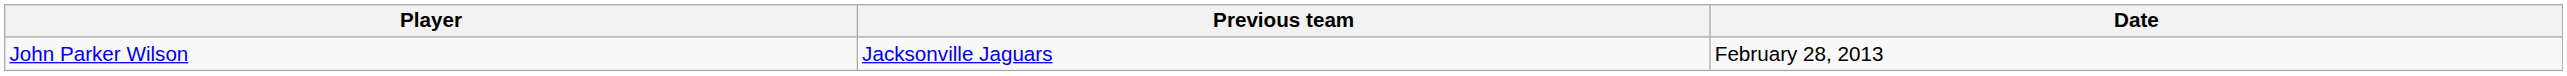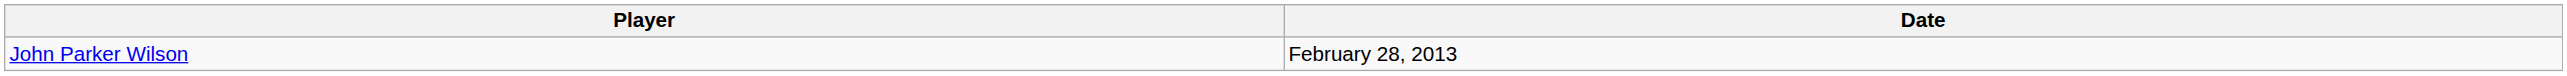- column: (1284, 20)
